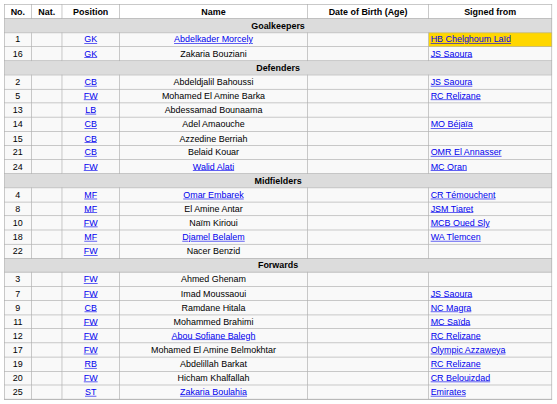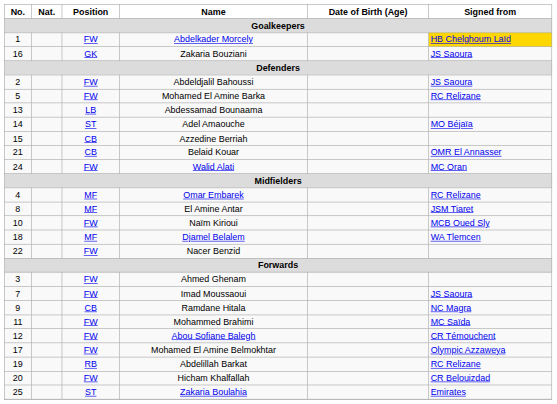(91, 40) GK -> (91, 40) FW
(91, 82) CB -> (91, 82) FW
(91, 125) CB -> (91, 125) ST
(463, 195) CR Témouchent -> (456, 195) RC Relizane
(456, 336) RC Relizane -> (463, 336) CR Témouchent
